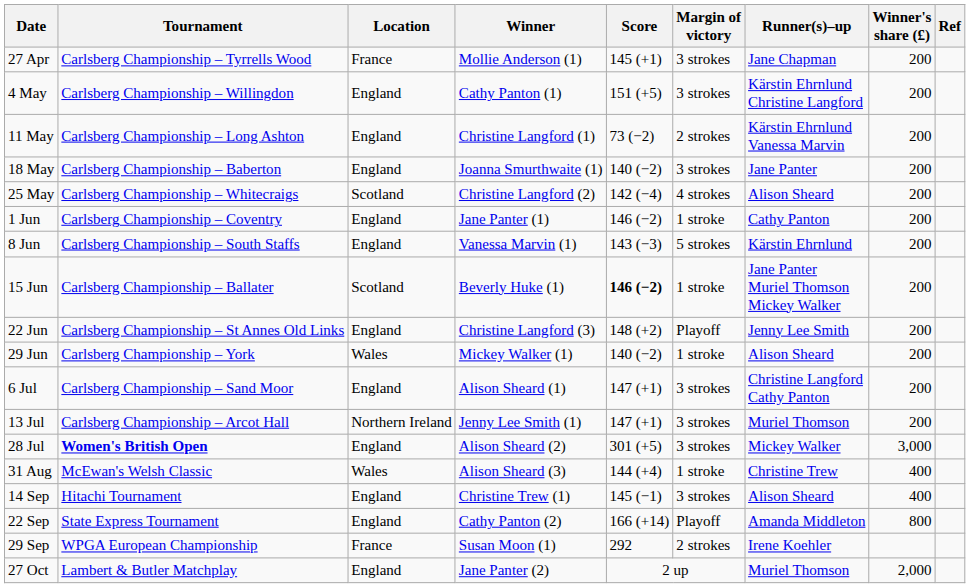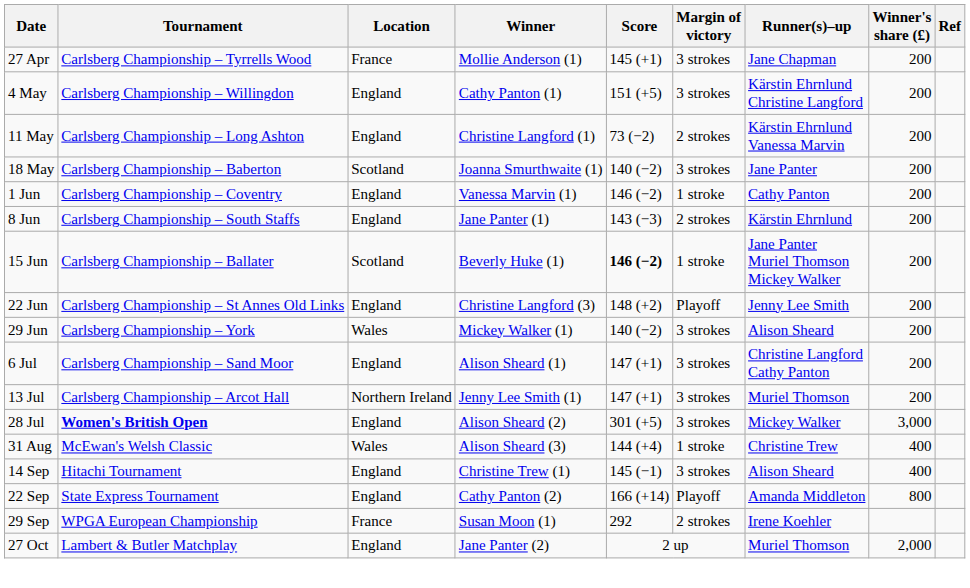(376, 169) England -> (378, 169) Scotland
- row: (31, 194)
(504, 219) Jane Panter (1) -> (518, 194) Vanessa Marvin (1)
(518, 244) Vanessa Marvin (1) -> (504, 219) Jane Panter (1)
(703, 244) 5 strokes -> (703, 219) 2 strokes
(700, 354) 1 stroke -> (703, 329) 3 strokes
